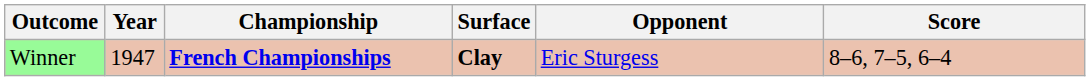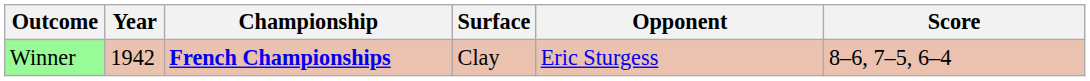(133, 57) 1947 -> (133, 57) 1942
(480, 57) bold -> (479, 57) normal
